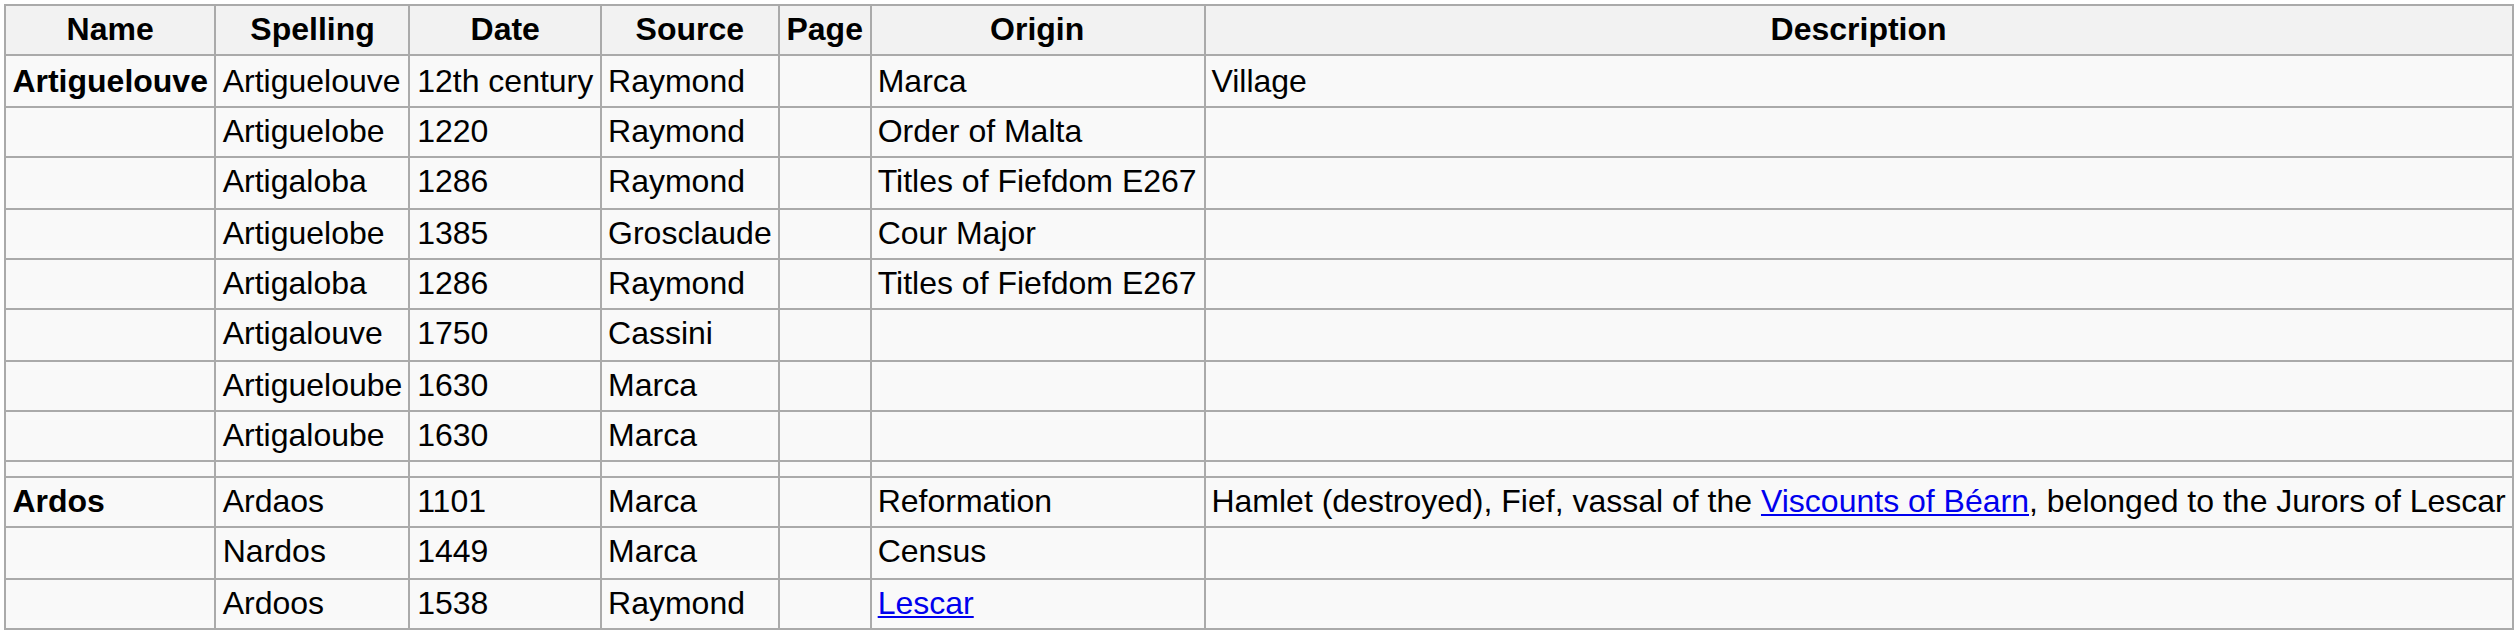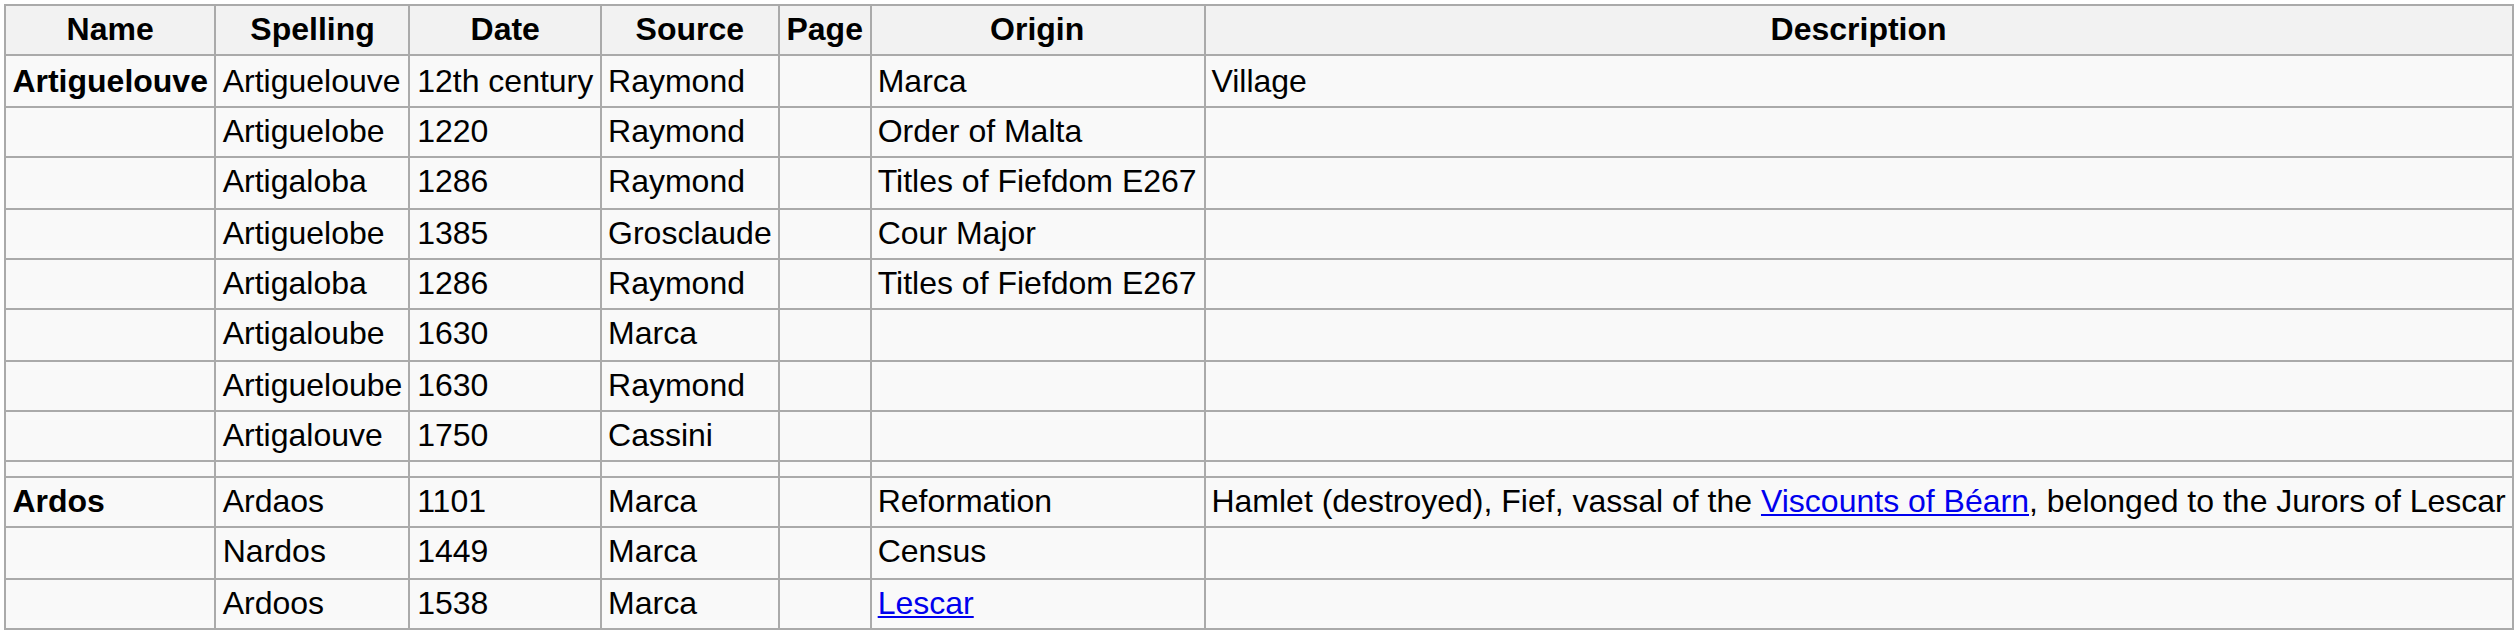rows swapped: (304, 435) <-> (303, 334)
(652, 385) Marca -> (677, 385) Raymond
(677, 602) Raymond -> (652, 602) Marca
